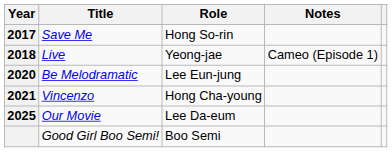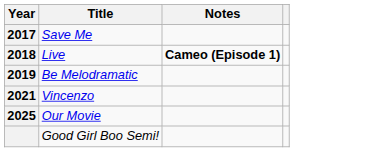- column: (213, 14)
(323, 55) normal -> (223, 55) bold
(22, 75) 2020 -> (22, 75) 2019
